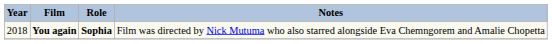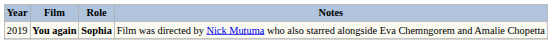(17, 30) 2018 -> (17, 30) 2019
